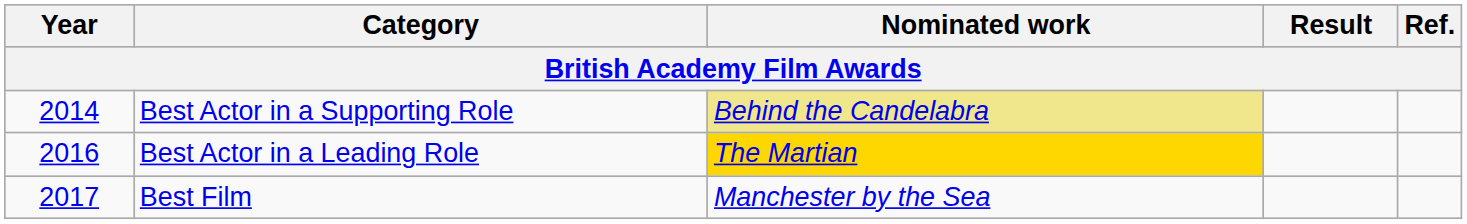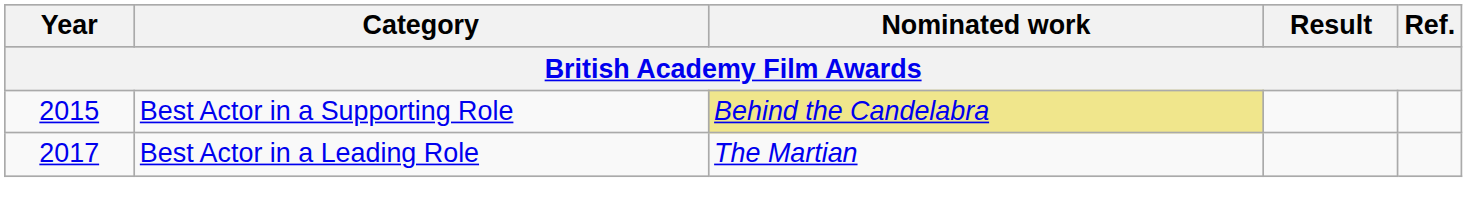(69, 111) 2014 -> (69, 111) 2015
(69, 153) 2016 -> (69, 153) 2017
(786, 153) gold background -> (786, 153) no background
- row: (196, 196)
